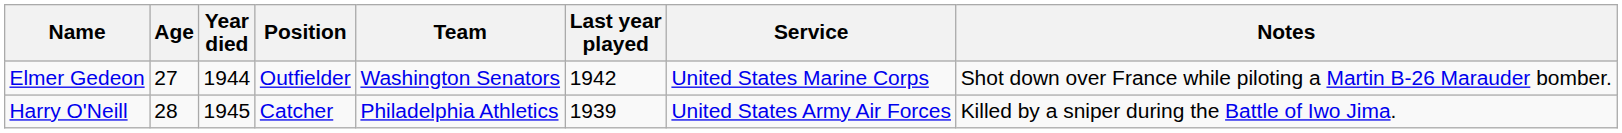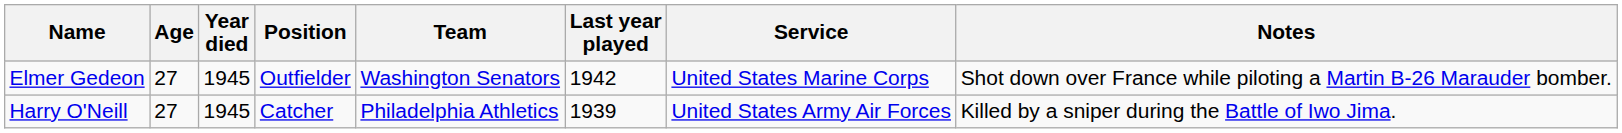(227, 77) 1944 -> (227, 77) 1945
(166, 111) 28 -> (166, 111) 27
